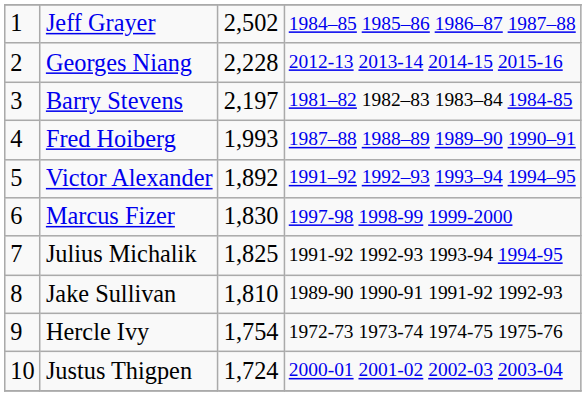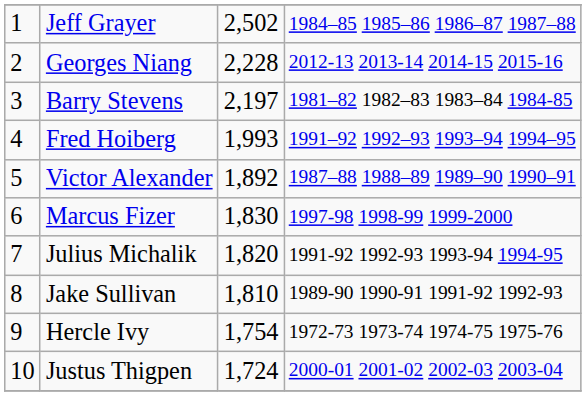(432, 139) 1987–88 1988–89 1989–90 1990–91 -> (432, 139) 1991–92 1992–93 1993–94 1994–95
(432, 178) 1991–92 1992–93 1993–94 1994–95 -> (432, 178) 1987–88 1988–89 1989–90 1990–91
(251, 255) 1,825 -> (251, 255) 1,820
